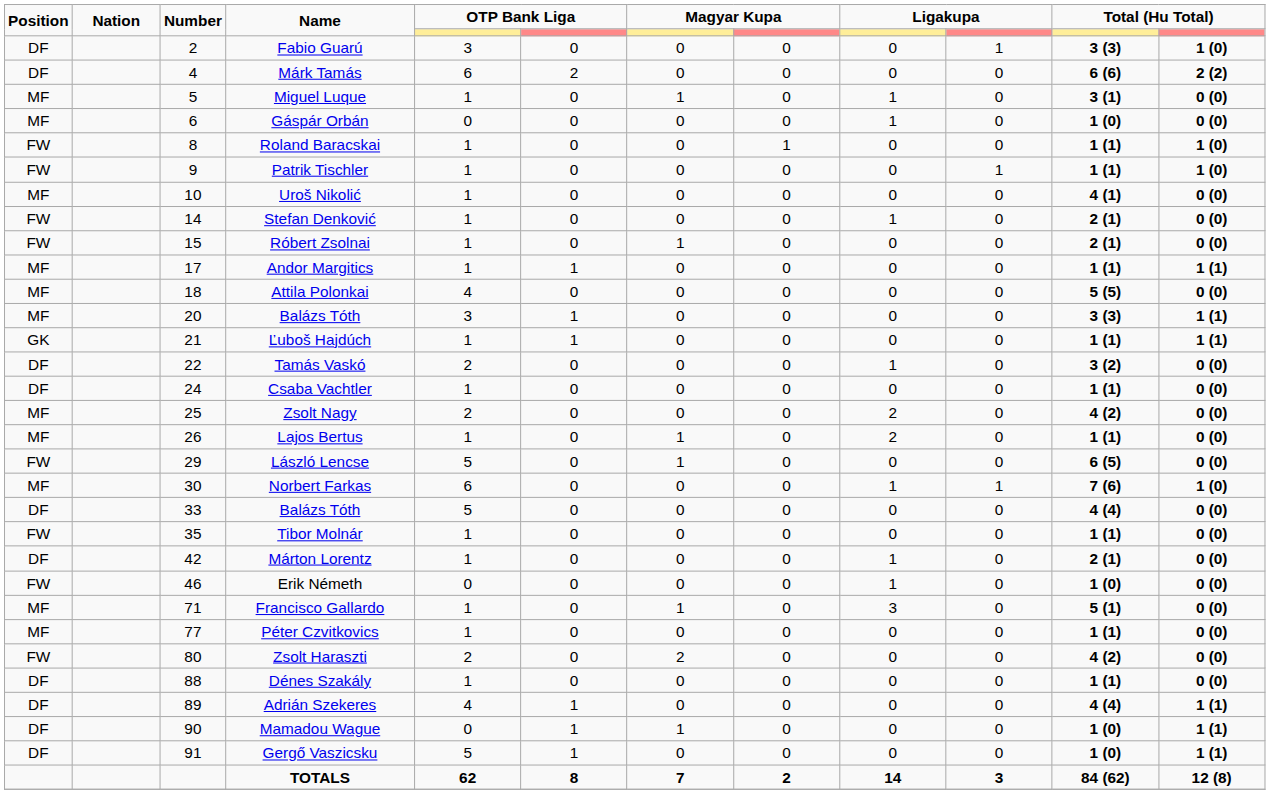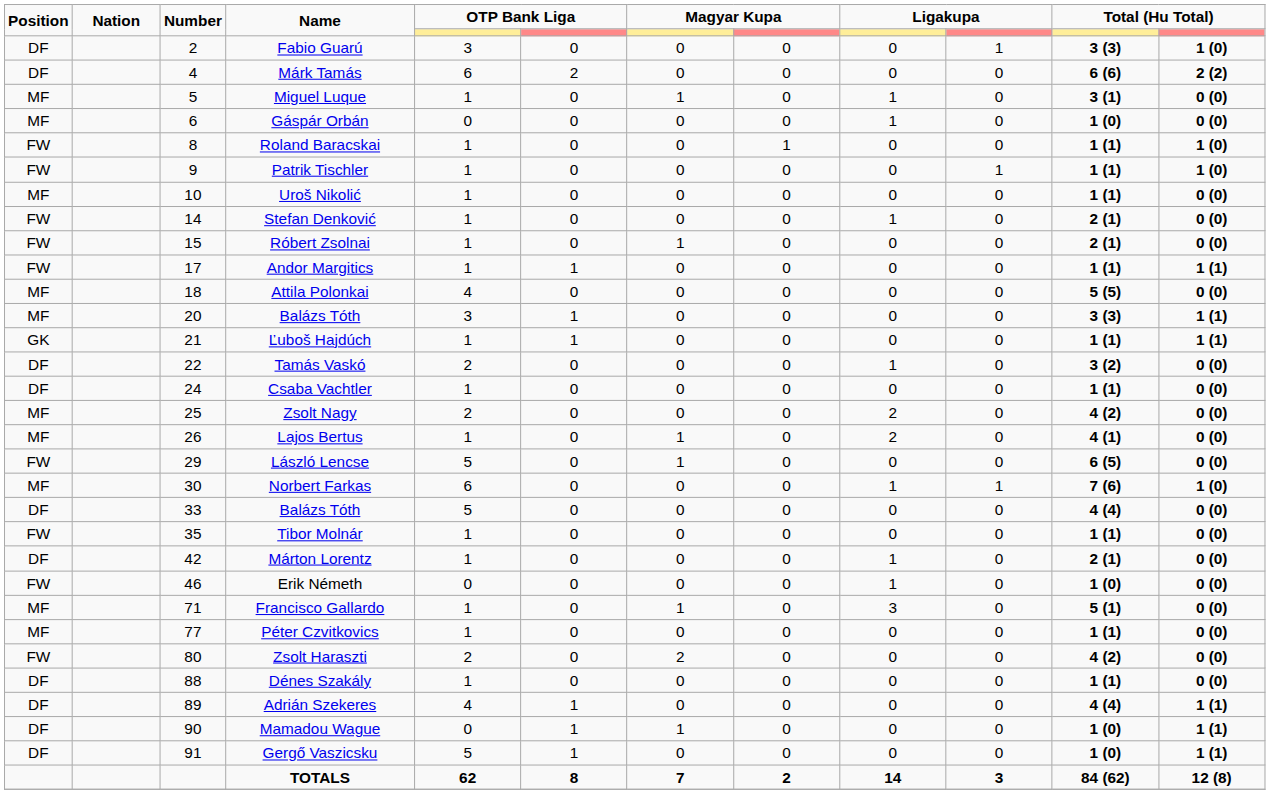(1105, 194) 4 (1) -> (1105, 194) 1 (1)
(38, 267) MF -> (38, 267) FW
(1105, 437) 1 (1) -> (1105, 437) 4 (1)
